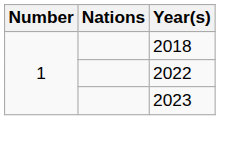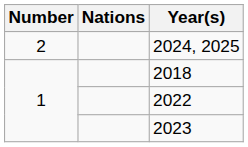+ row: (196, 45)
